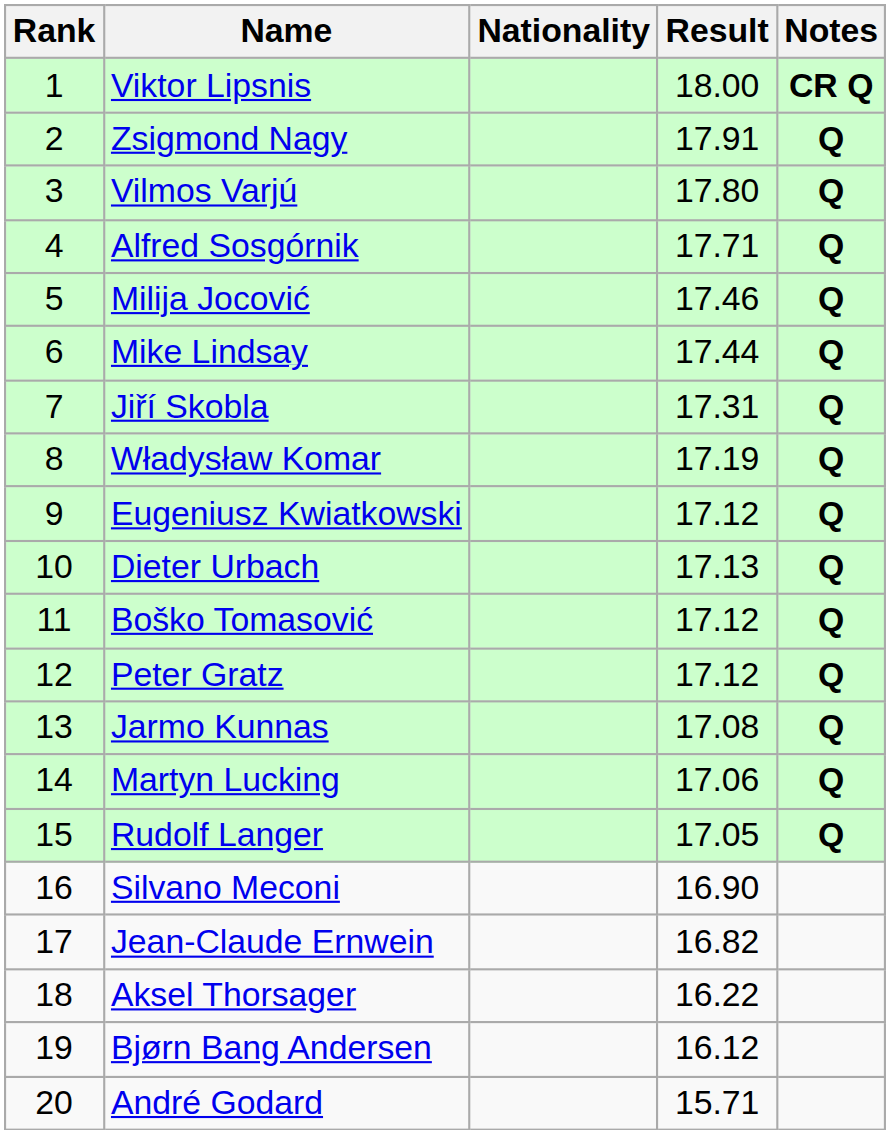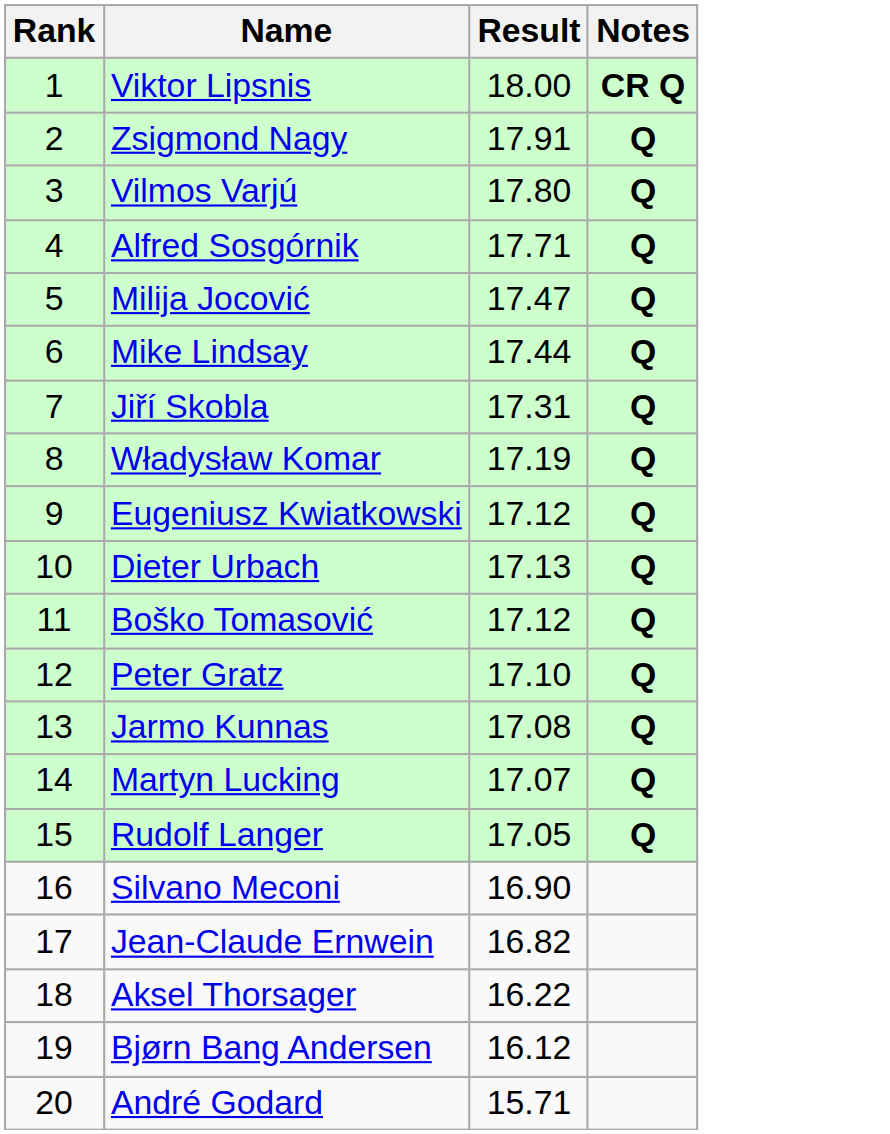- column: (564, 31)
(717, 298) 17.46 -> (529, 298) 17.47
(717, 673) 17.12 -> (529, 673) 17.10
(717, 780) 17.06 -> (529, 780) 17.07
